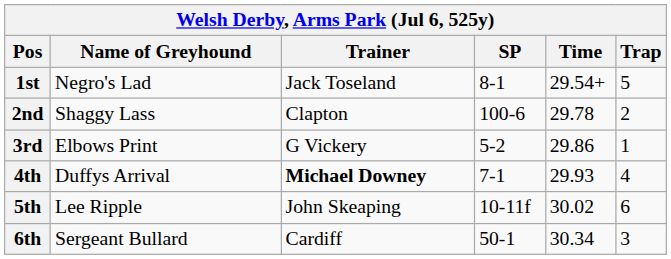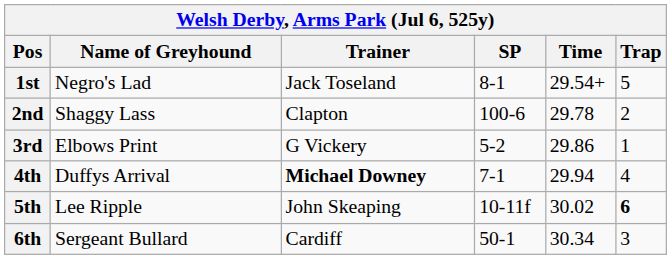(572, 176) 29.93 -> (572, 176) 29.94
(625, 207) normal -> (625, 207) bold
